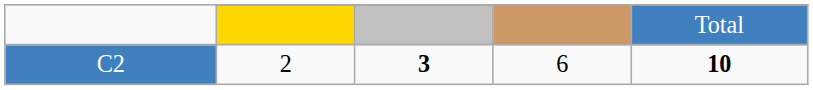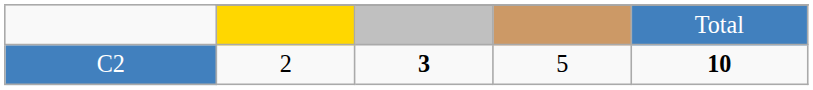(562, 64) 6 -> (562, 64) 5
